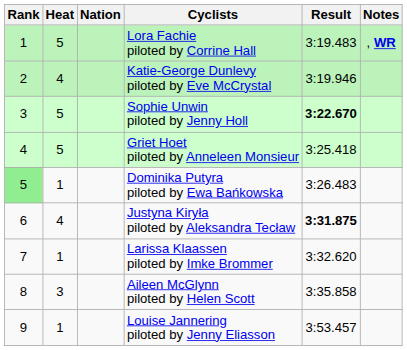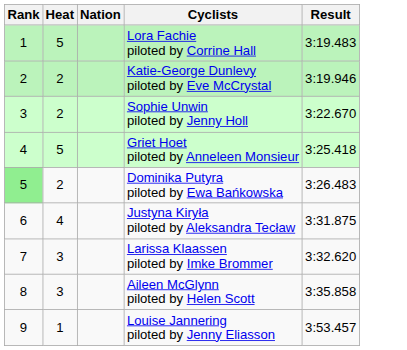- column: (381, 14)
(60, 78) 4 -> (60, 78) 2
(60, 114) 5 -> (60, 114) 2
(331, 114) bold -> (331, 114) normal
(60, 185) 1 -> (60, 185) 2
(331, 220) bold -> (331, 220) normal
(60, 256) 1 -> (60, 256) 3
